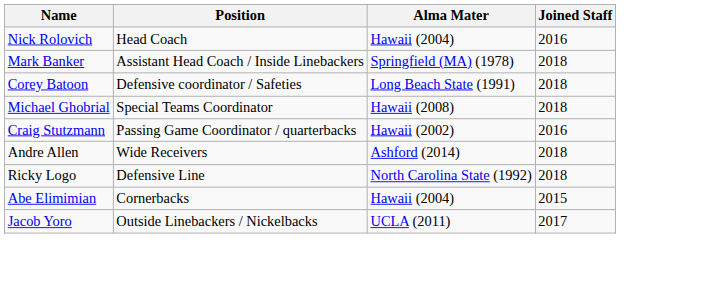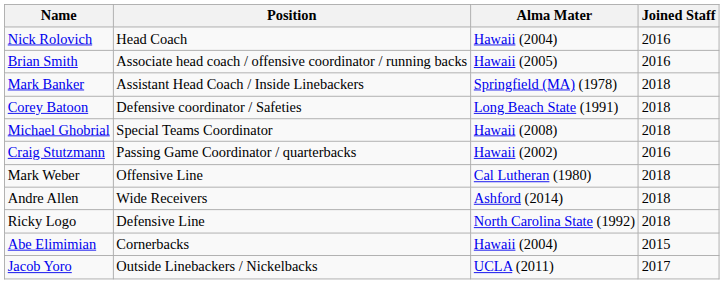+ row: (43, 61)
+ row: (44, 175)
